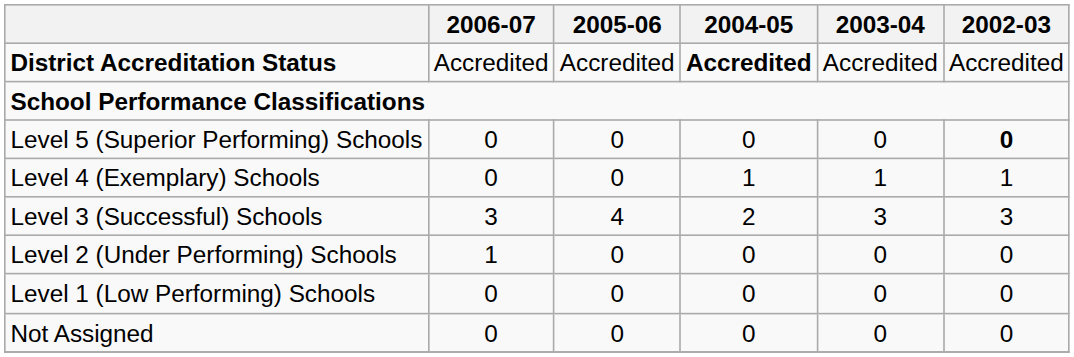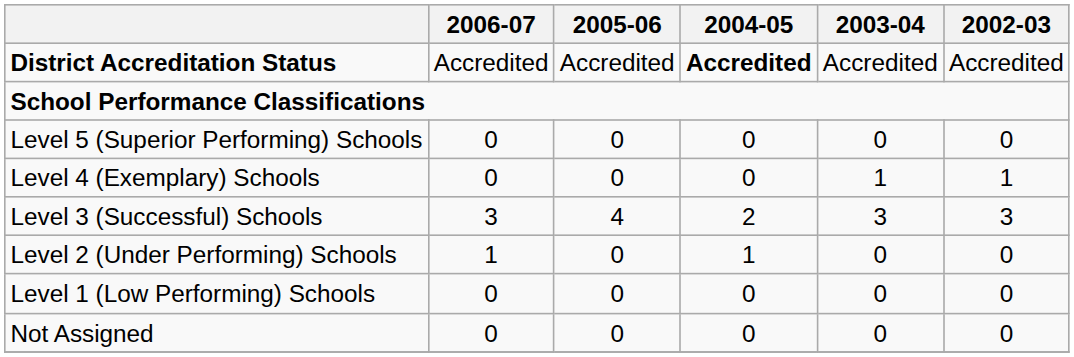(1006, 140) bold -> (1006, 140) normal
(749, 178) 1 -> (749, 178) 0
(749, 255) 0 -> (749, 255) 1
